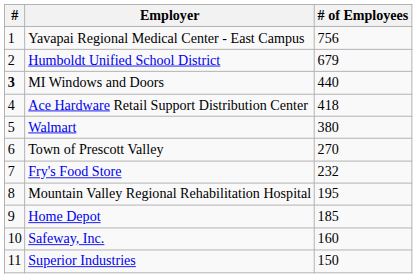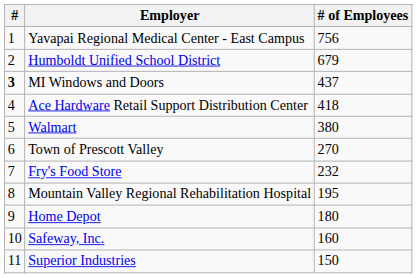(328, 82) 440 -> (328, 82) 437
(328, 216) 185 -> (328, 216) 180
